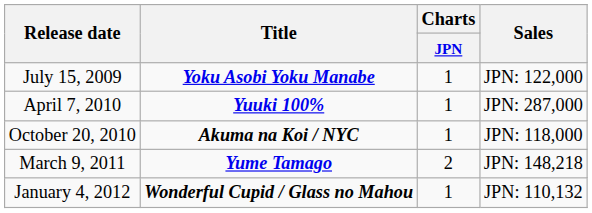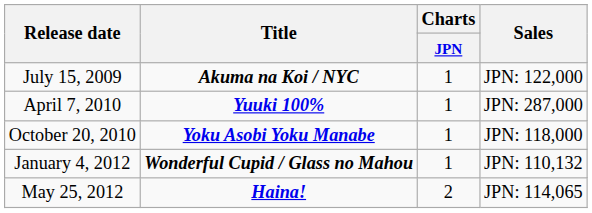(279, 76) Yoku Asobi Yoku Manabe -> (279, 76) Akuma na Koi / NYC
(279, 134) Akuma na Koi / NYC -> (279, 134) Yoku Asobi Yoku Manabe
- row: (72, 163)
+ row: (72, 192)
